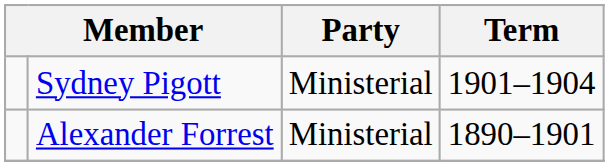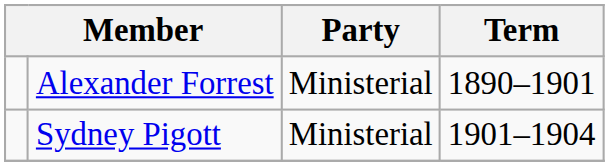rows swapped: (155, 134) <-> (128, 82)
